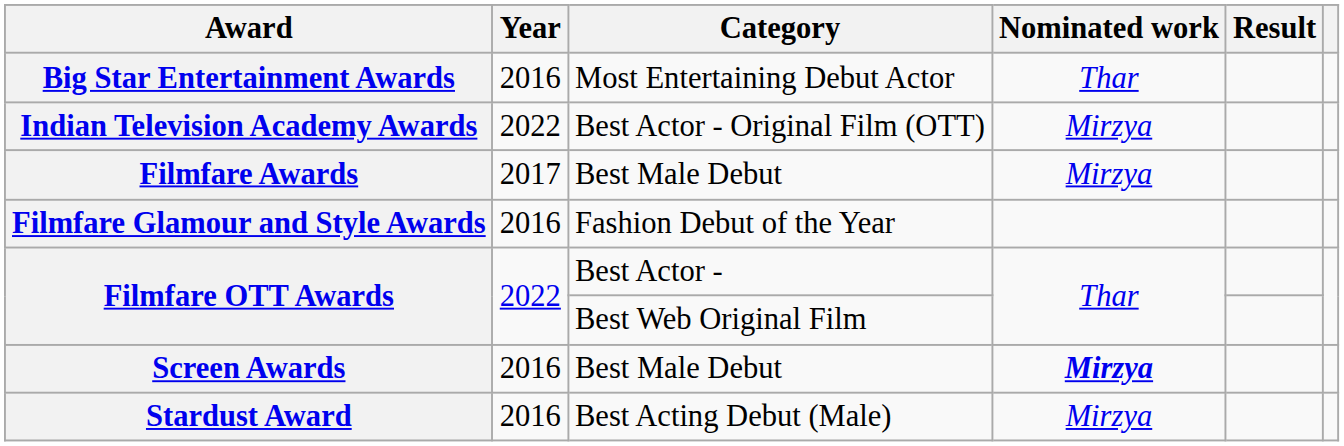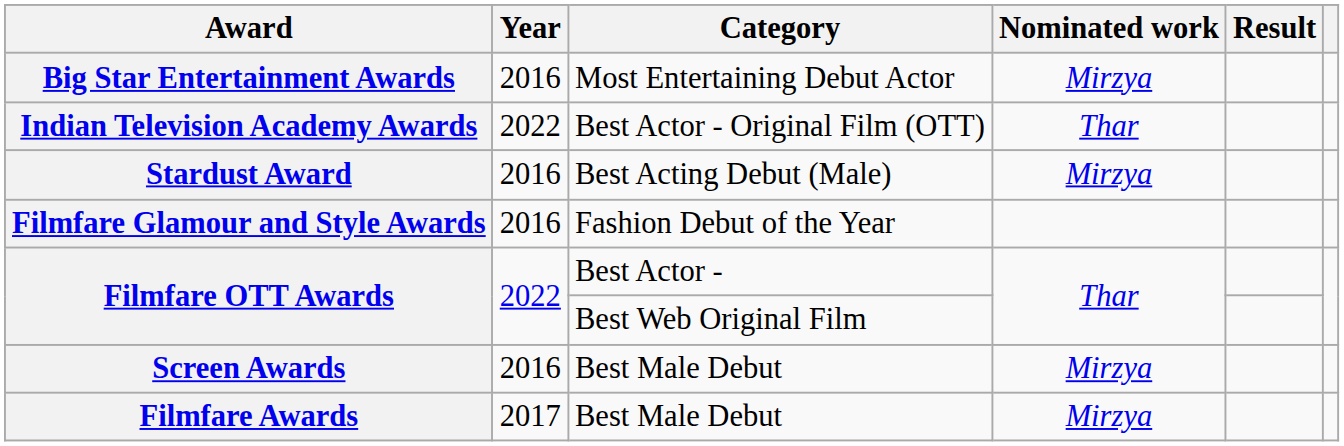(1109, 77) Thar -> (1109, 77) Mirzya
(1109, 125) Mirzya -> (1109, 125) Thar
rows swapped: (249, 174) <-> (249, 416)
(1109, 367) bold -> (1109, 367) normal
